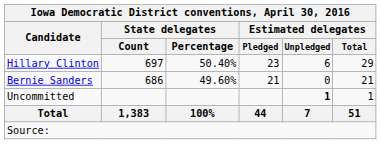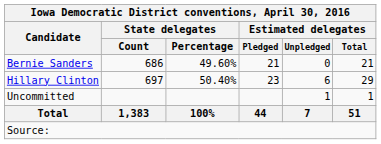rows swapped: (53, 63) <-> (50, 80)
(327, 97) bold -> (327, 97) normal
